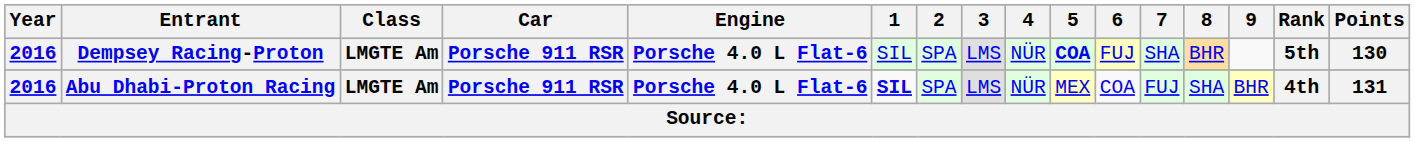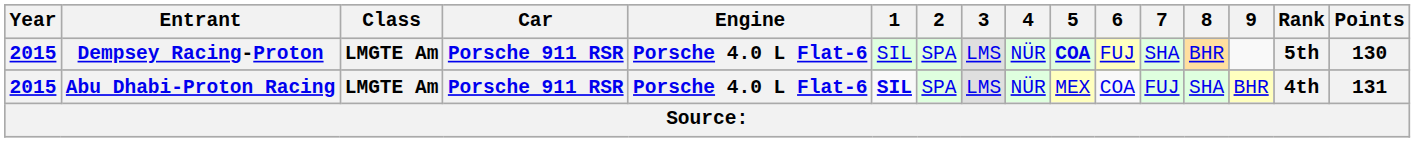(33, 54) 2016 -> (33, 54) 2015
(33, 87) 2016 -> (33, 87) 2015
